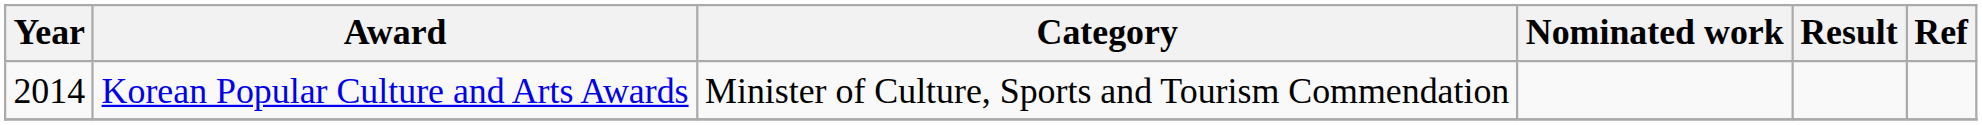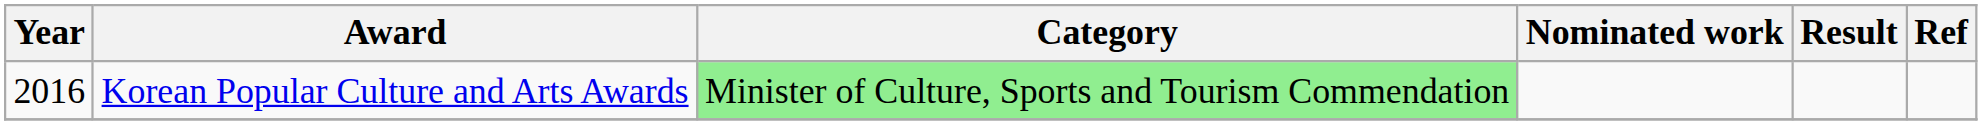(49, 89) 2014 -> (49, 89) 2016
(1107, 89) no background -> (1107, 89) lightgreen background
